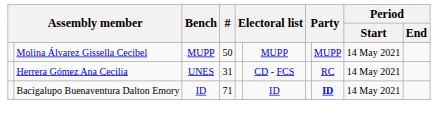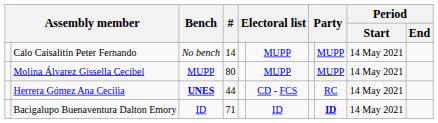+ row: (75, 52)
(228, 52) 50 -> (231, 71) 80
(201, 71) normal -> (201, 90) bold
(228, 71) 31 -> (231, 90) 44
